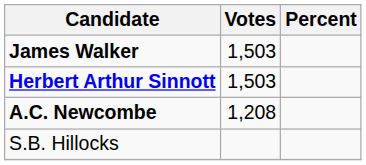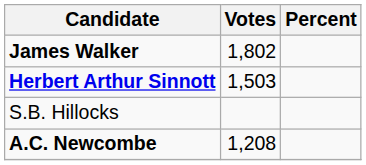(252, 50) 1,503 -> (252, 50) 1,802
rows swapped: (83, 112) <-> (64, 143)
